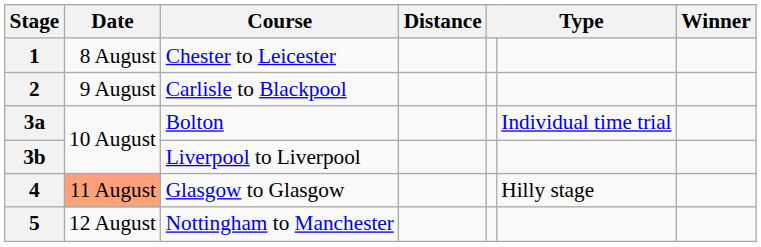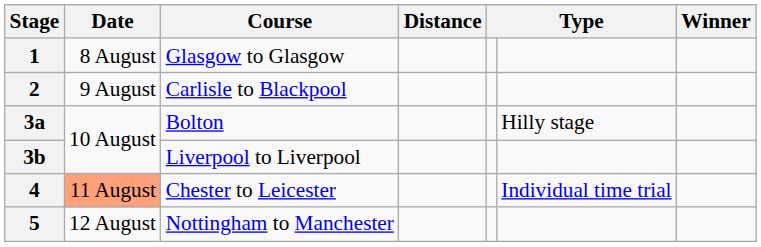(251, 55) Chester to Leicester -> (255, 55) Glasgow to Glasgow
(586, 122) Individual time trial -> (548, 122) Hilly stage
(255, 190) Glasgow to Glasgow -> (251, 190) Chester to Leicester
(548, 190) Hilly stage -> (586, 190) Individual time trial
